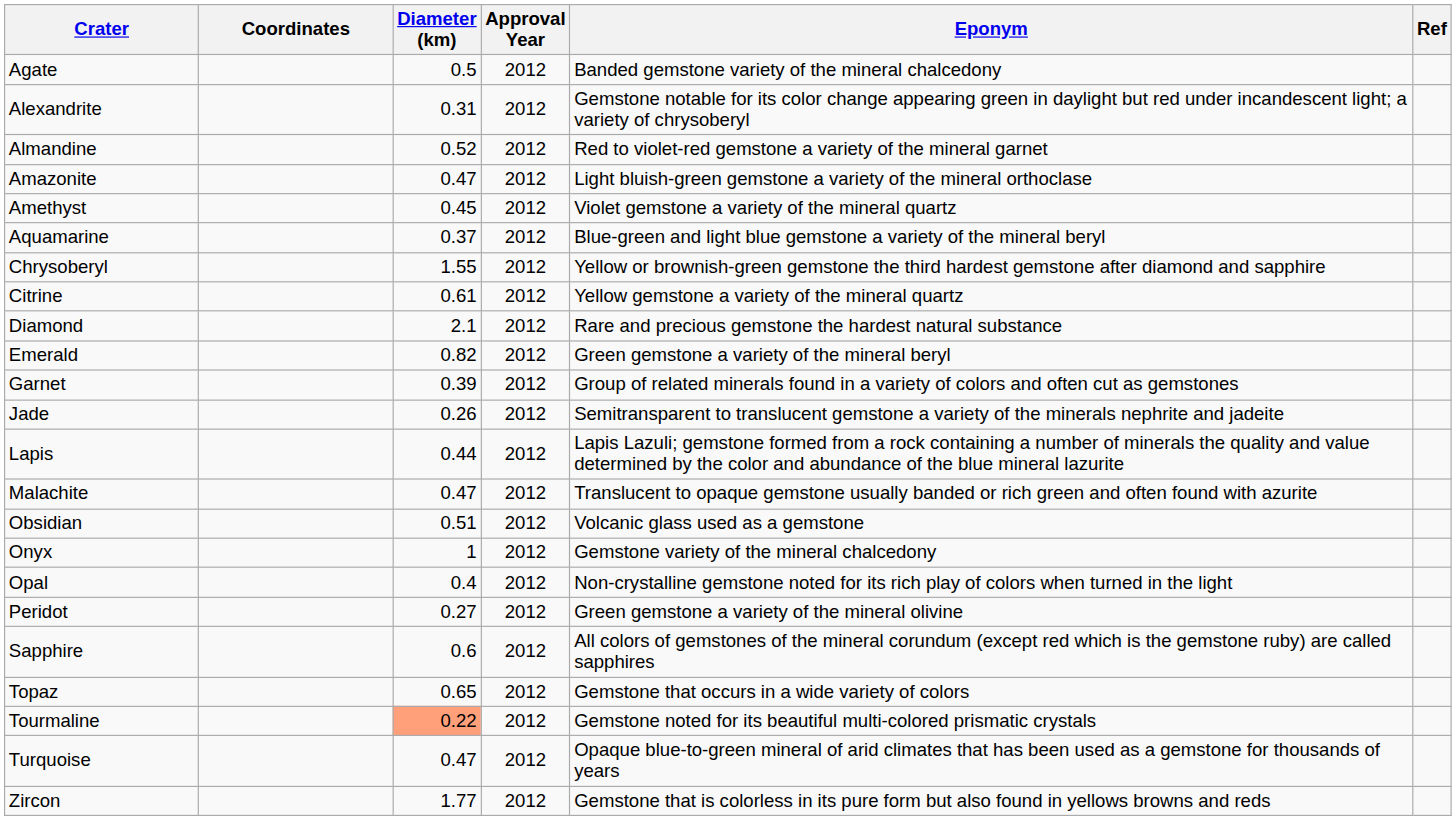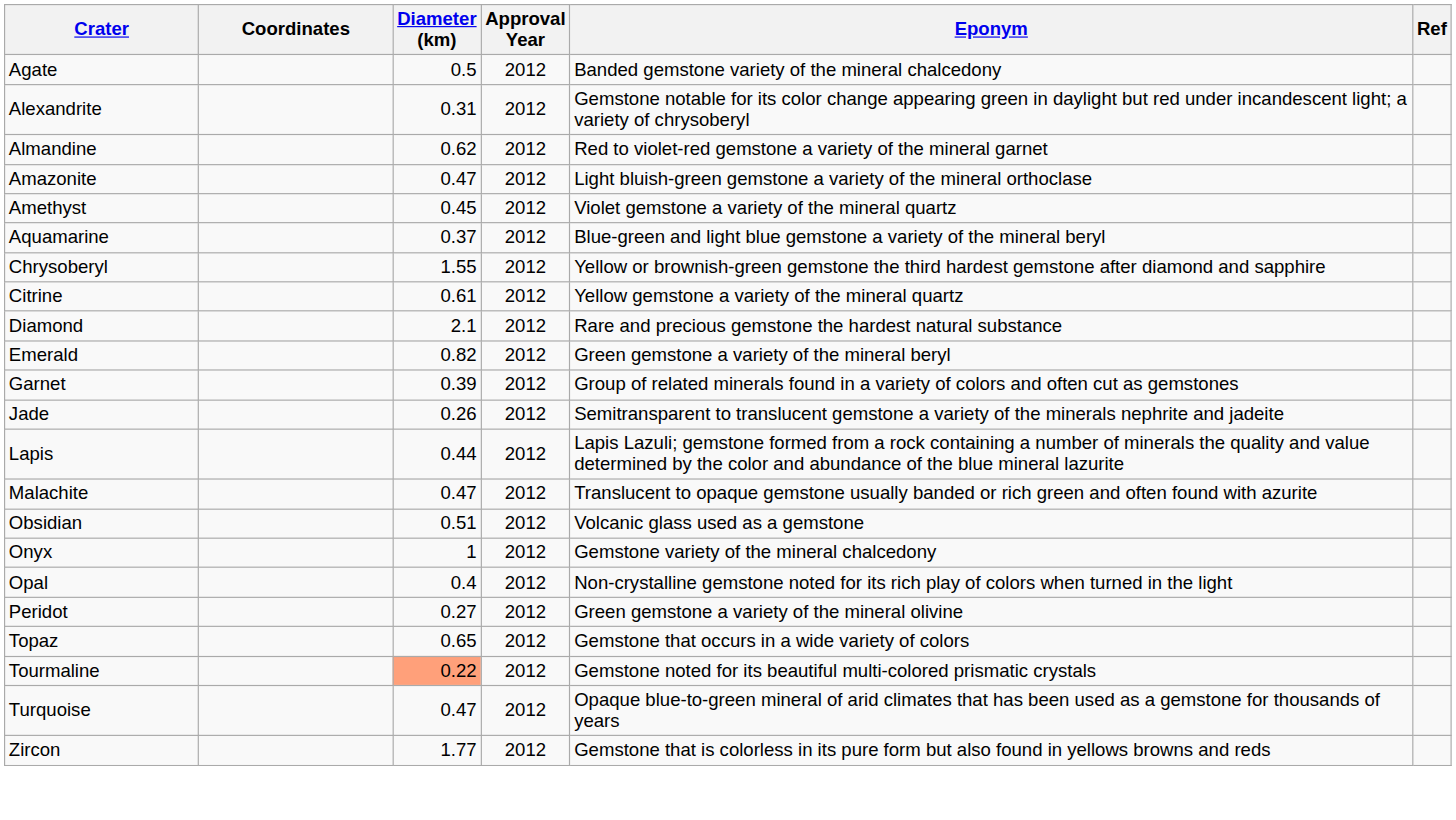(459, 149) 0.52 -> (459, 149) 0.62
- row: (46, 651)
